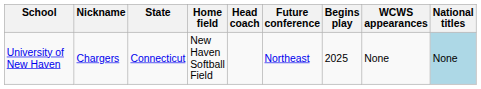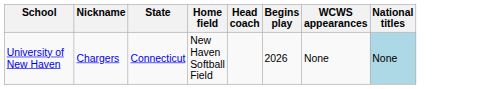- column: (292, 18)
(336, 58) 2025 -> (276, 58) 2026
